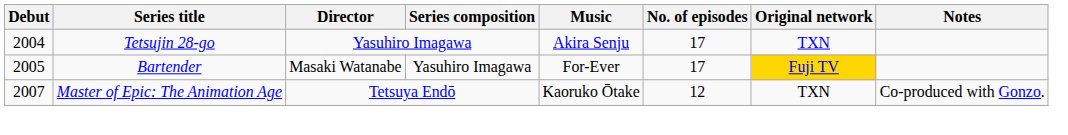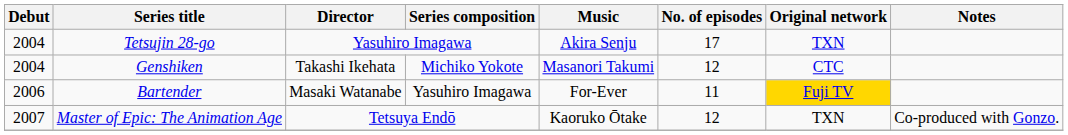+ row: (169, 67)
(29, 67) 2005 -> (29, 92) 2006
(697, 67) 17 -> (712, 92) 11
